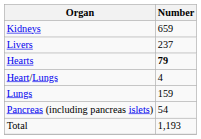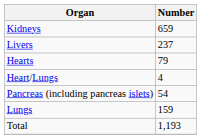(163, 61) bold -> (163, 61) normal
rows swapped: (19, 93) <-> (80, 110)
